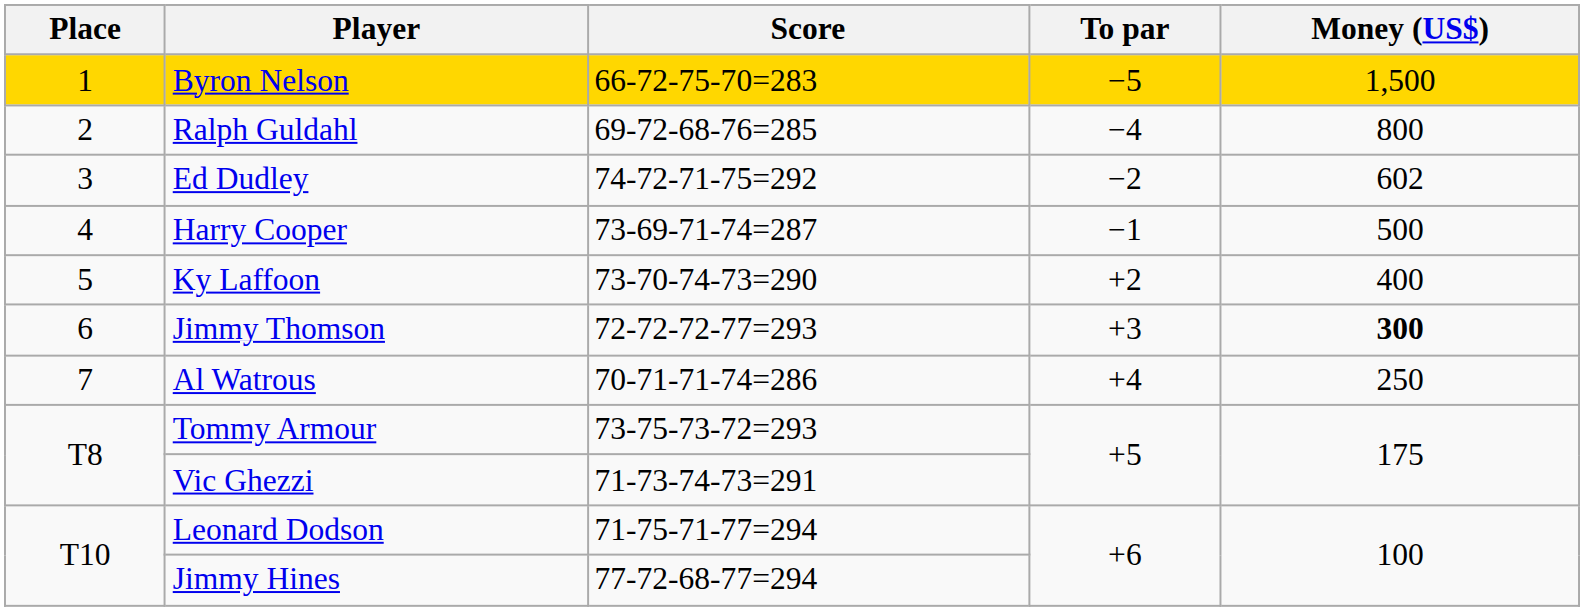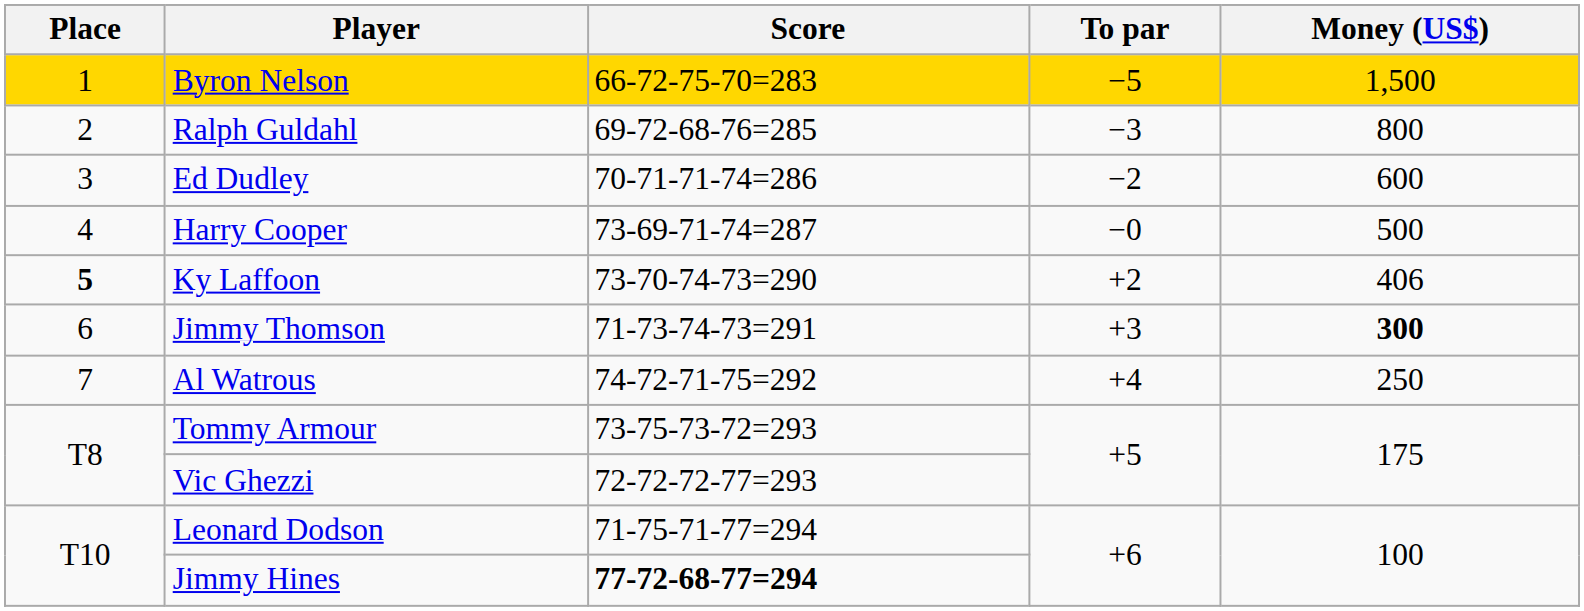(1125, 129) −4 -> (1125, 129) −3
(706, 179) 74-72-71-75=292 -> (706, 179) 70-71-71-74=286
(1400, 179) 602 -> (1400, 179) 600
(1125, 229) −1 -> (1125, 229) −0
(85, 279) normal -> (85, 279) bold
(1400, 279) 400 -> (1400, 279) 406
(706, 329) 72-72-72-77=293 -> (706, 329) 71-73-74-73=291
(706, 379) 70-71-71-74=286 -> (706, 379) 74-72-71-75=292
(706, 479) 71-73-74-73=291 -> (706, 479) 72-72-72-77=293
(706, 579) normal -> (706, 579) bold
